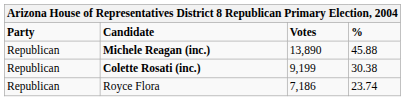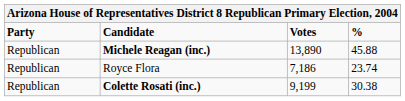rows swapped: (152, 68) <-> (131, 86)
